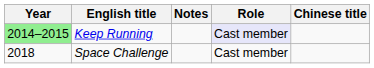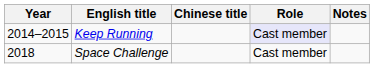columns swapped: (330, 14) <-> (191, 14)
(38, 33) lightgreen background -> (38, 33) no background
